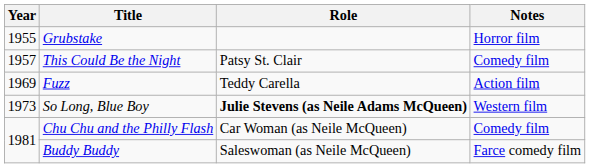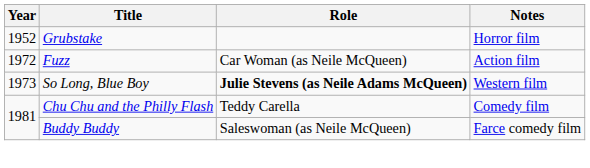(22, 38) 1955 -> (22, 38) 1952
- row: (112, 60)
(22, 83) 1969 -> (22, 60) 1972
(260, 83) Teddy Carella -> (313, 60) Car Woman (as Neile McQueen)
(313, 128) Car Woman (as Neile McQueen) -> (260, 106) Teddy Carella
